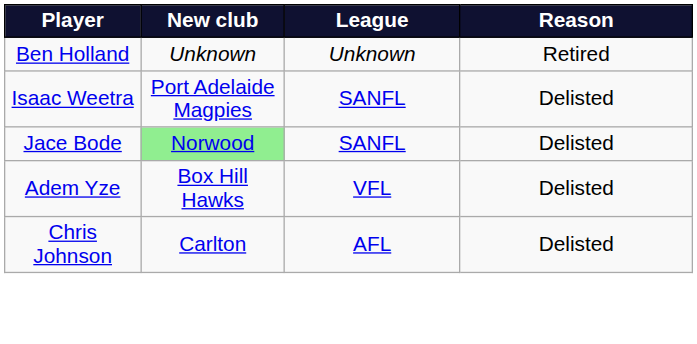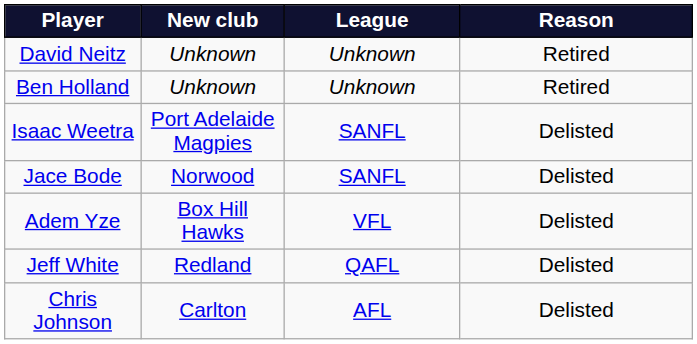+ row: (73, 53)
(213, 143) lightgreen background -> (213, 176) no background
+ row: (73, 265)
